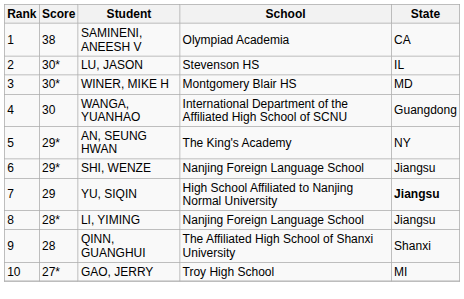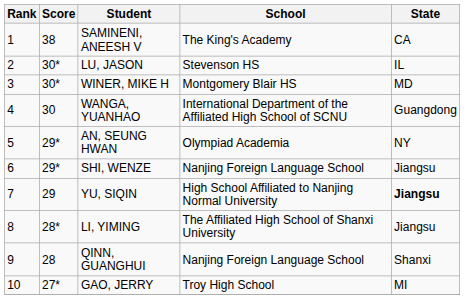(236, 39) Olympiad Academia -> (237, 39) The King's Academy
(237, 142) The King's Academy -> (236, 142) Olympiad Academia
(273, 220) Nanjing Foreign Language School -> (278, 227) The Affiliated High School of Shanxi University
(278, 246) The Affiliated High School of Shanxi University -> (273, 259) Nanjing Foreign Language School
